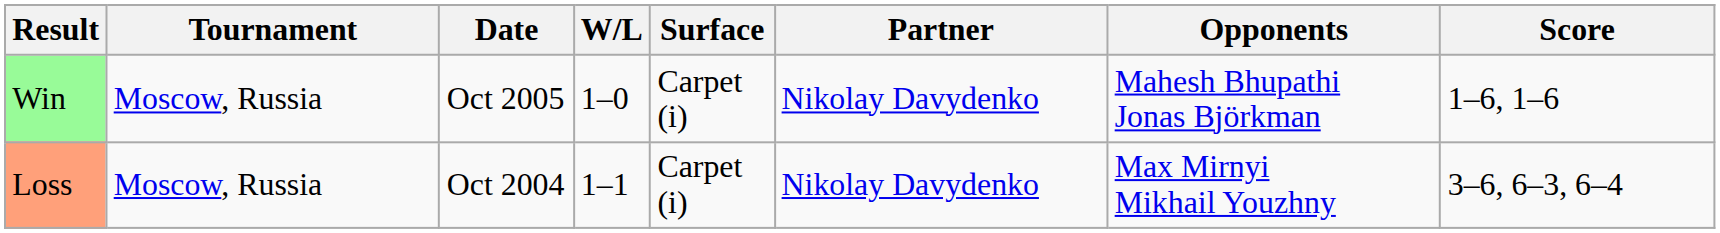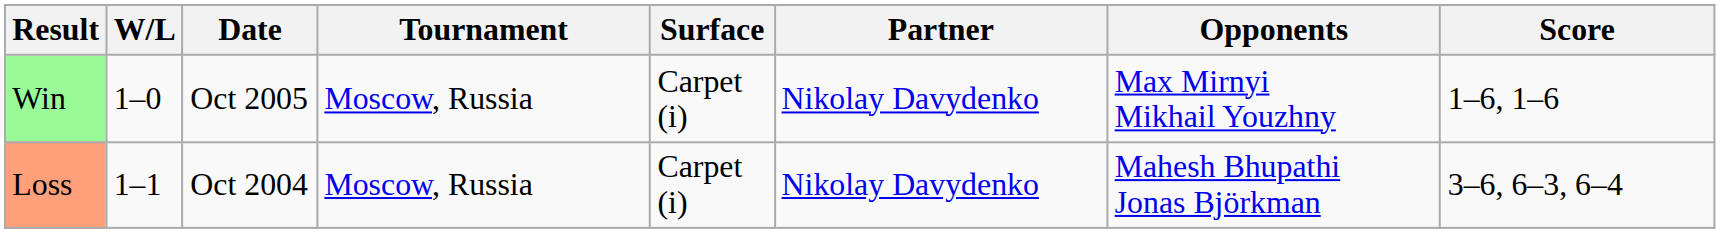columns swapped: (612, 29) <-> (273, 29)
(1227, 98) Mahesh Bhupathi Jonas Björkman -> (1225, 98) Max Mirnyi Mikhail Youzhny
(1225, 184) Max Mirnyi Mikhail Youzhny -> (1227, 184) Mahesh Bhupathi Jonas Björkman
